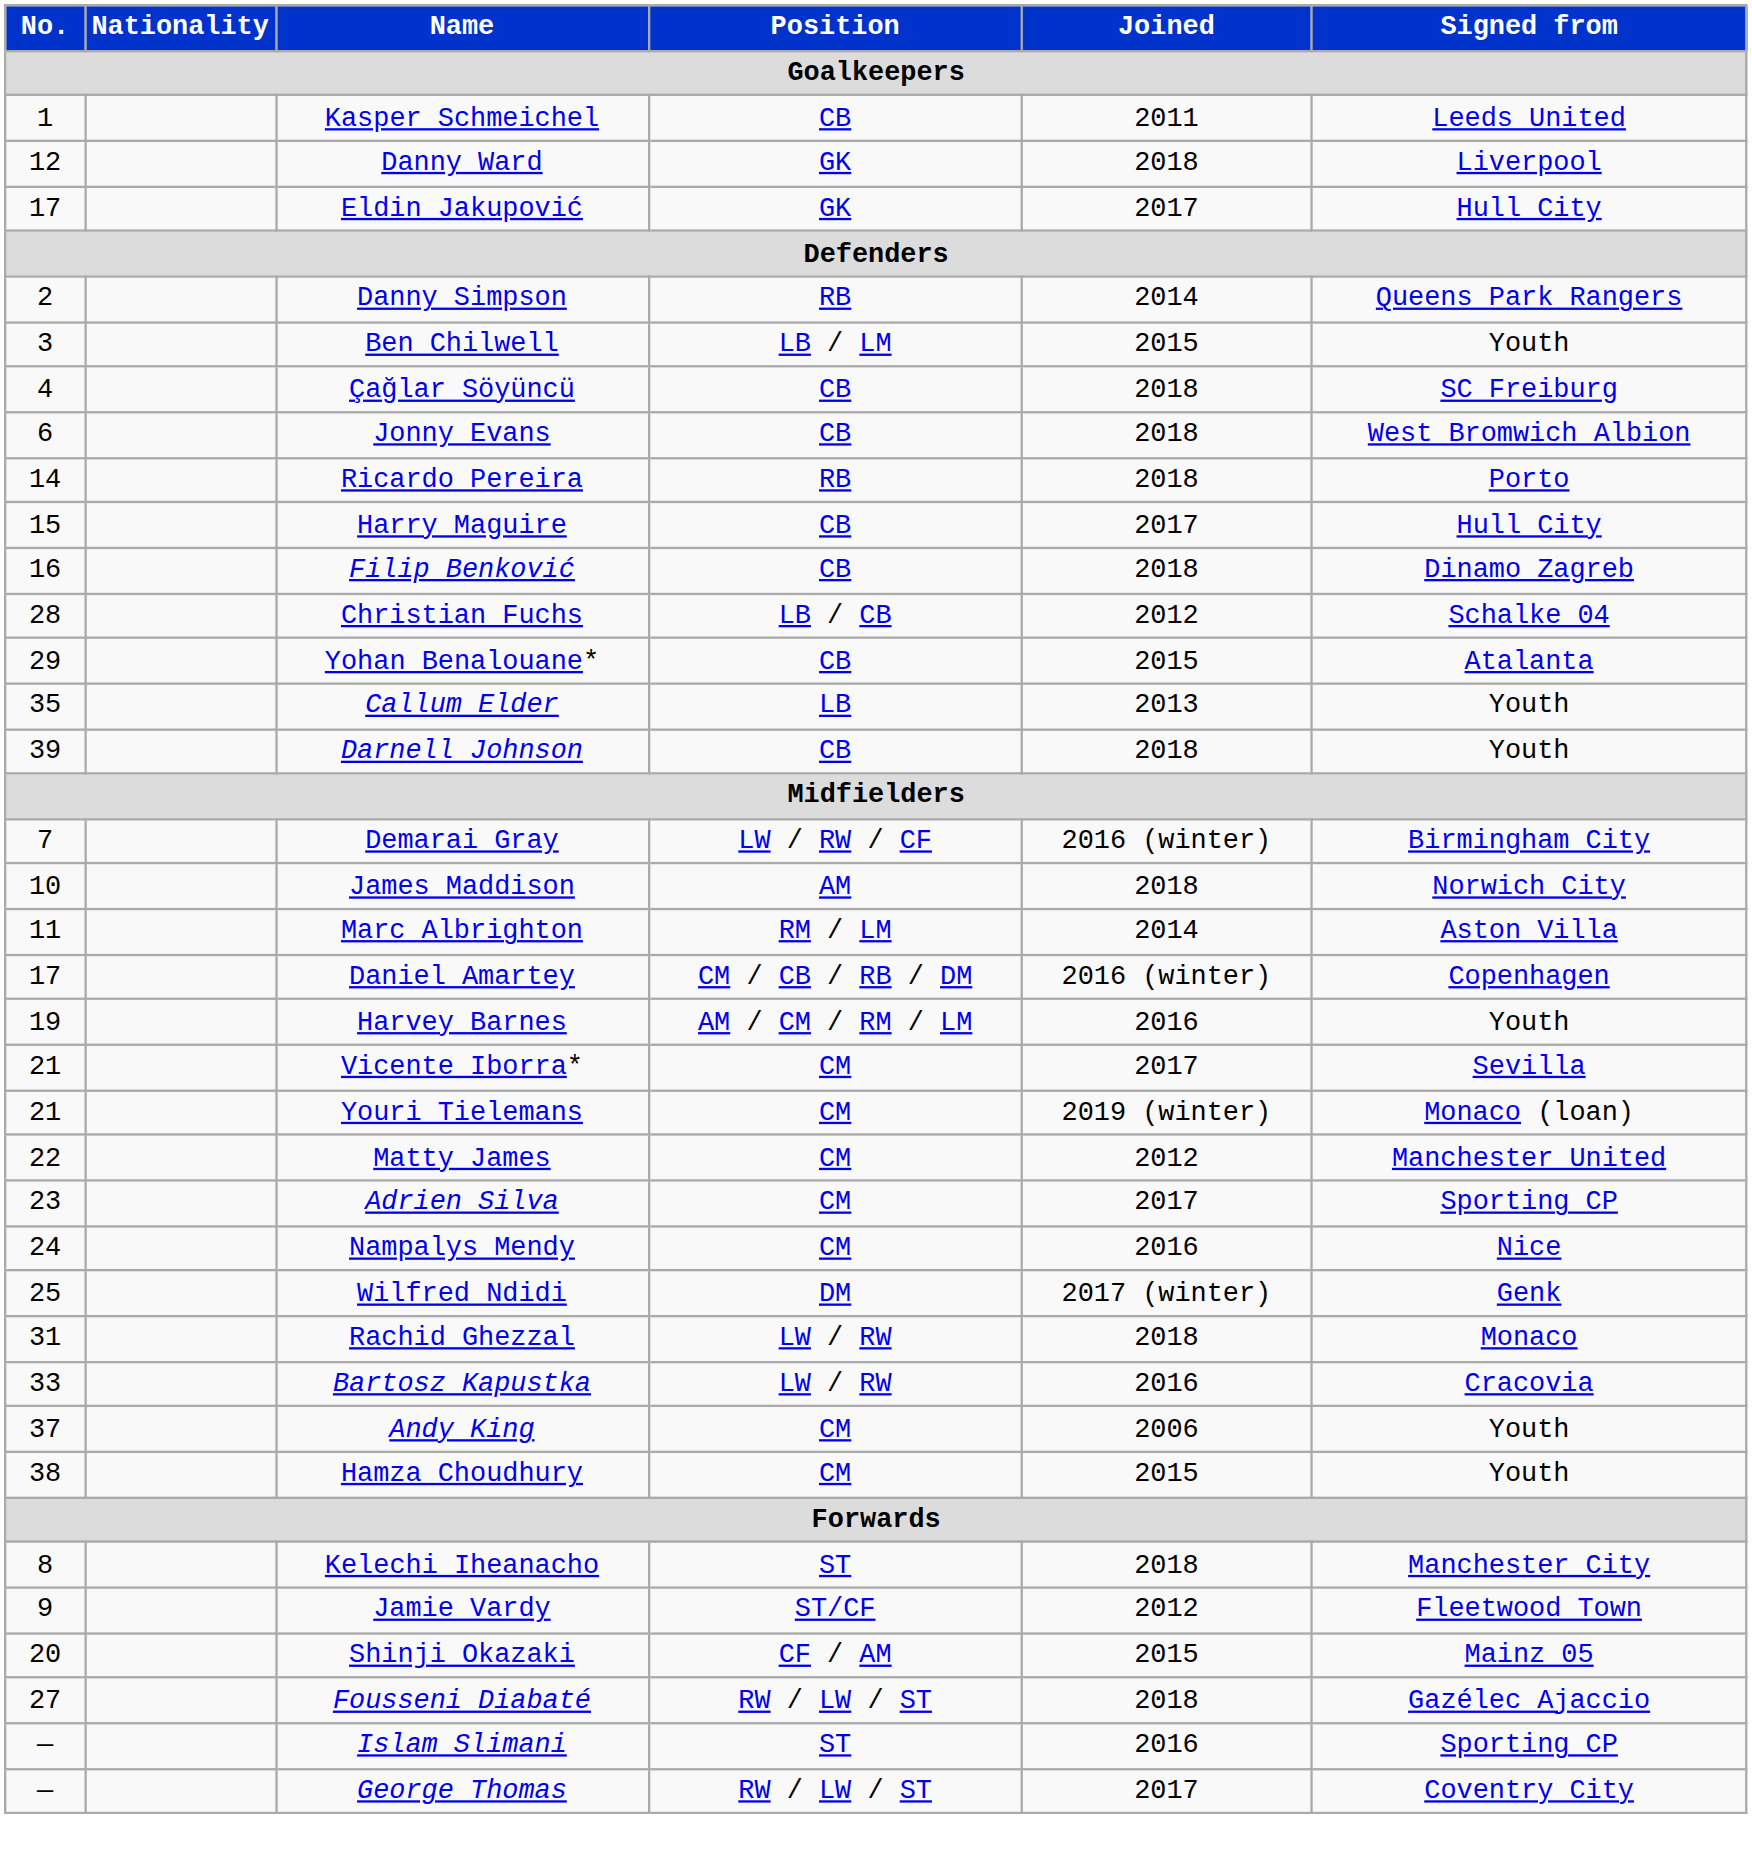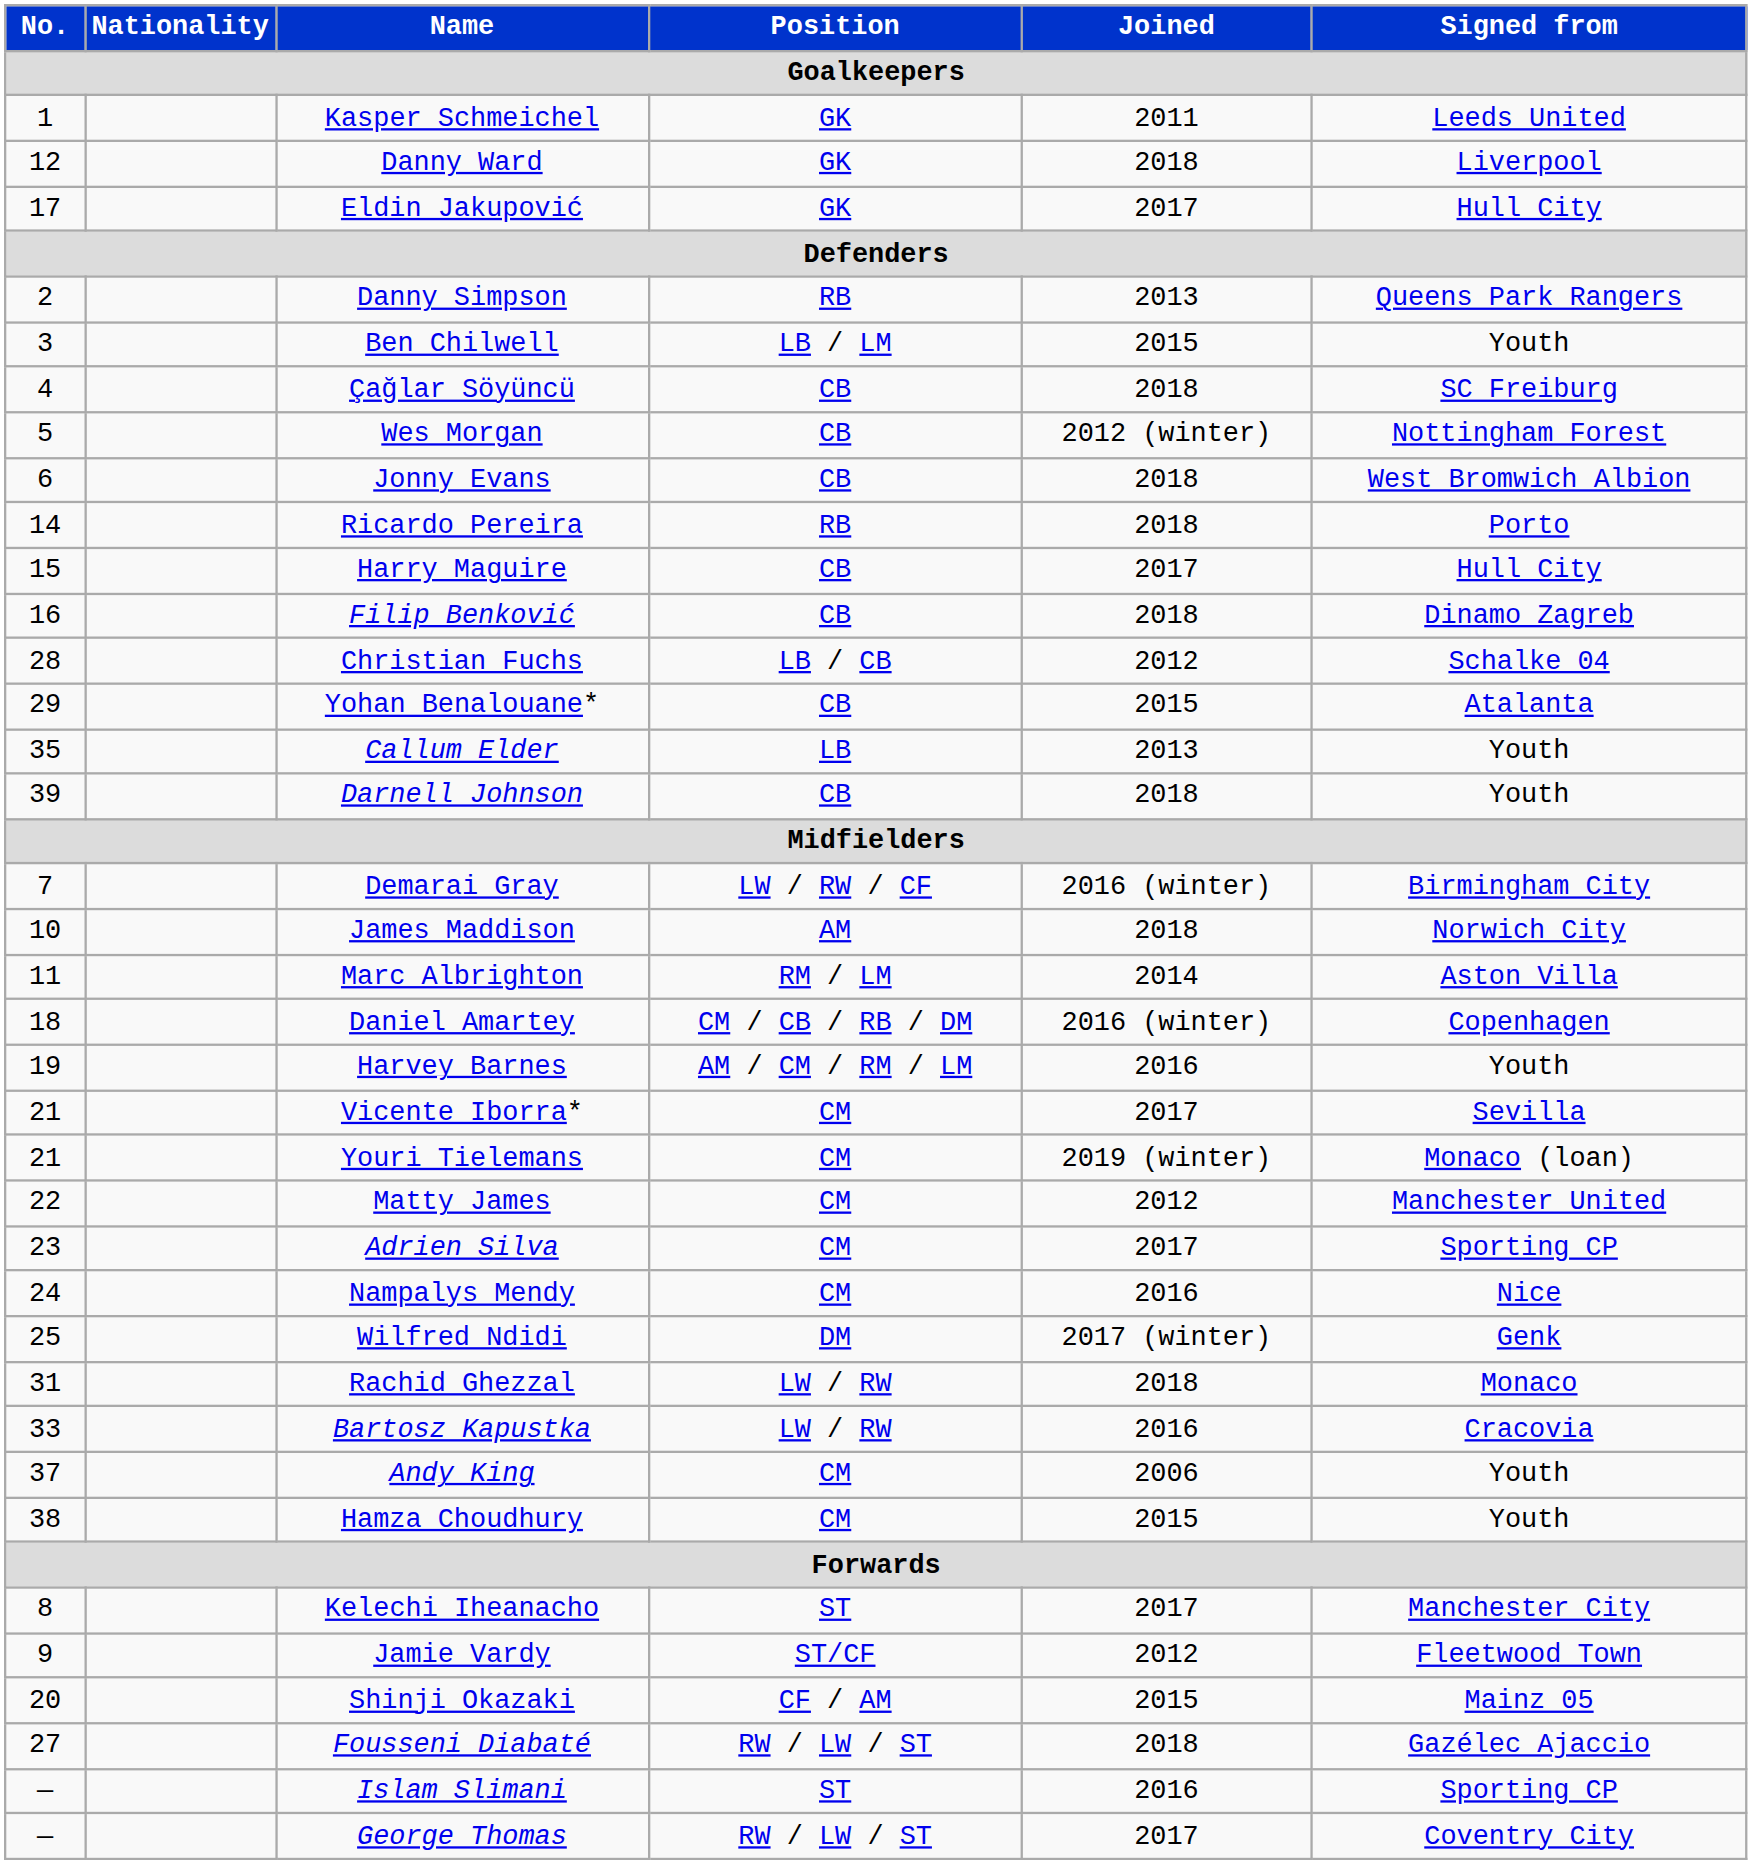(835, 118) CB -> (835, 118) GK
(1166, 299) 2014 -> (1166, 299) 2013
+ row: (462, 434)
(45, 977) 17 -> (45, 1022) 18
(1166, 1565) 2018 -> (1166, 1610) 2017
